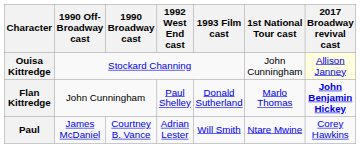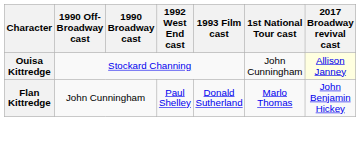(330, 98) bold -> (330, 98) normal
- row: (29, 130)
